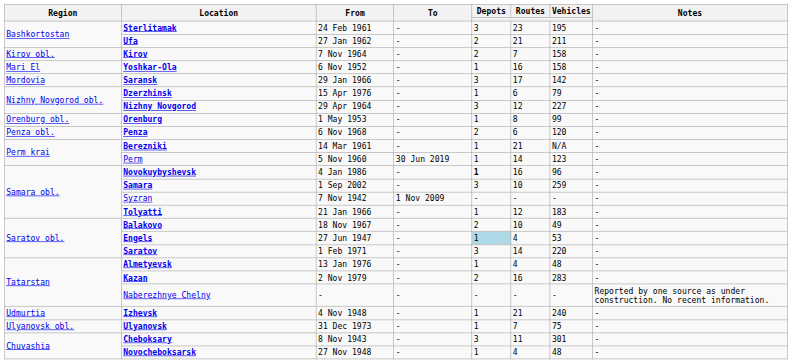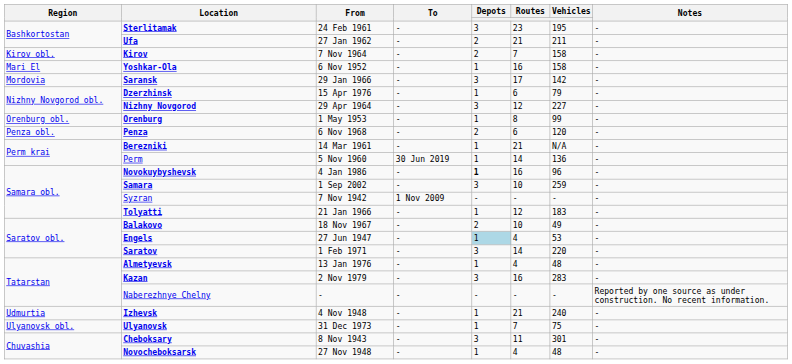(559, 159) 123 -> (559, 159) 136
(476, 277) 2 -> (476, 277) 3
